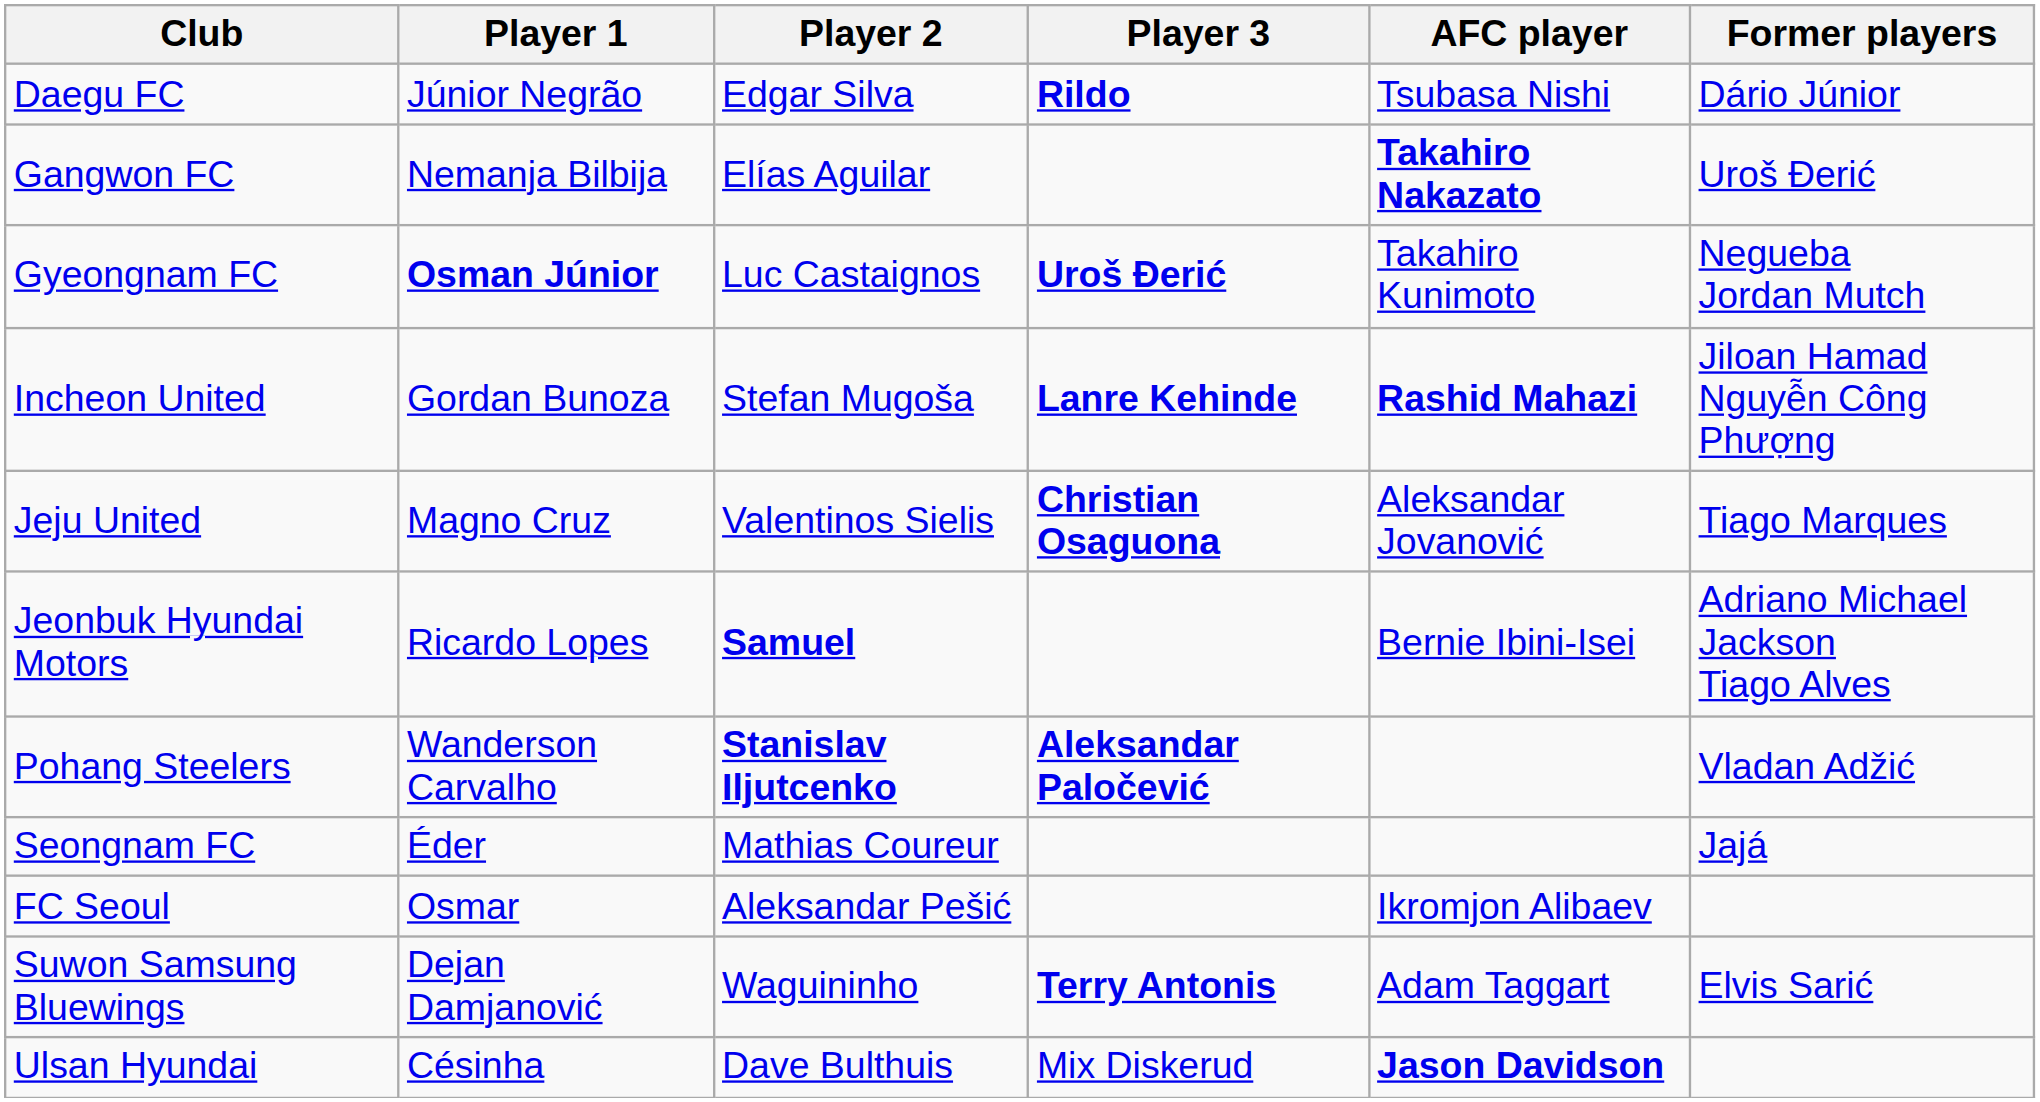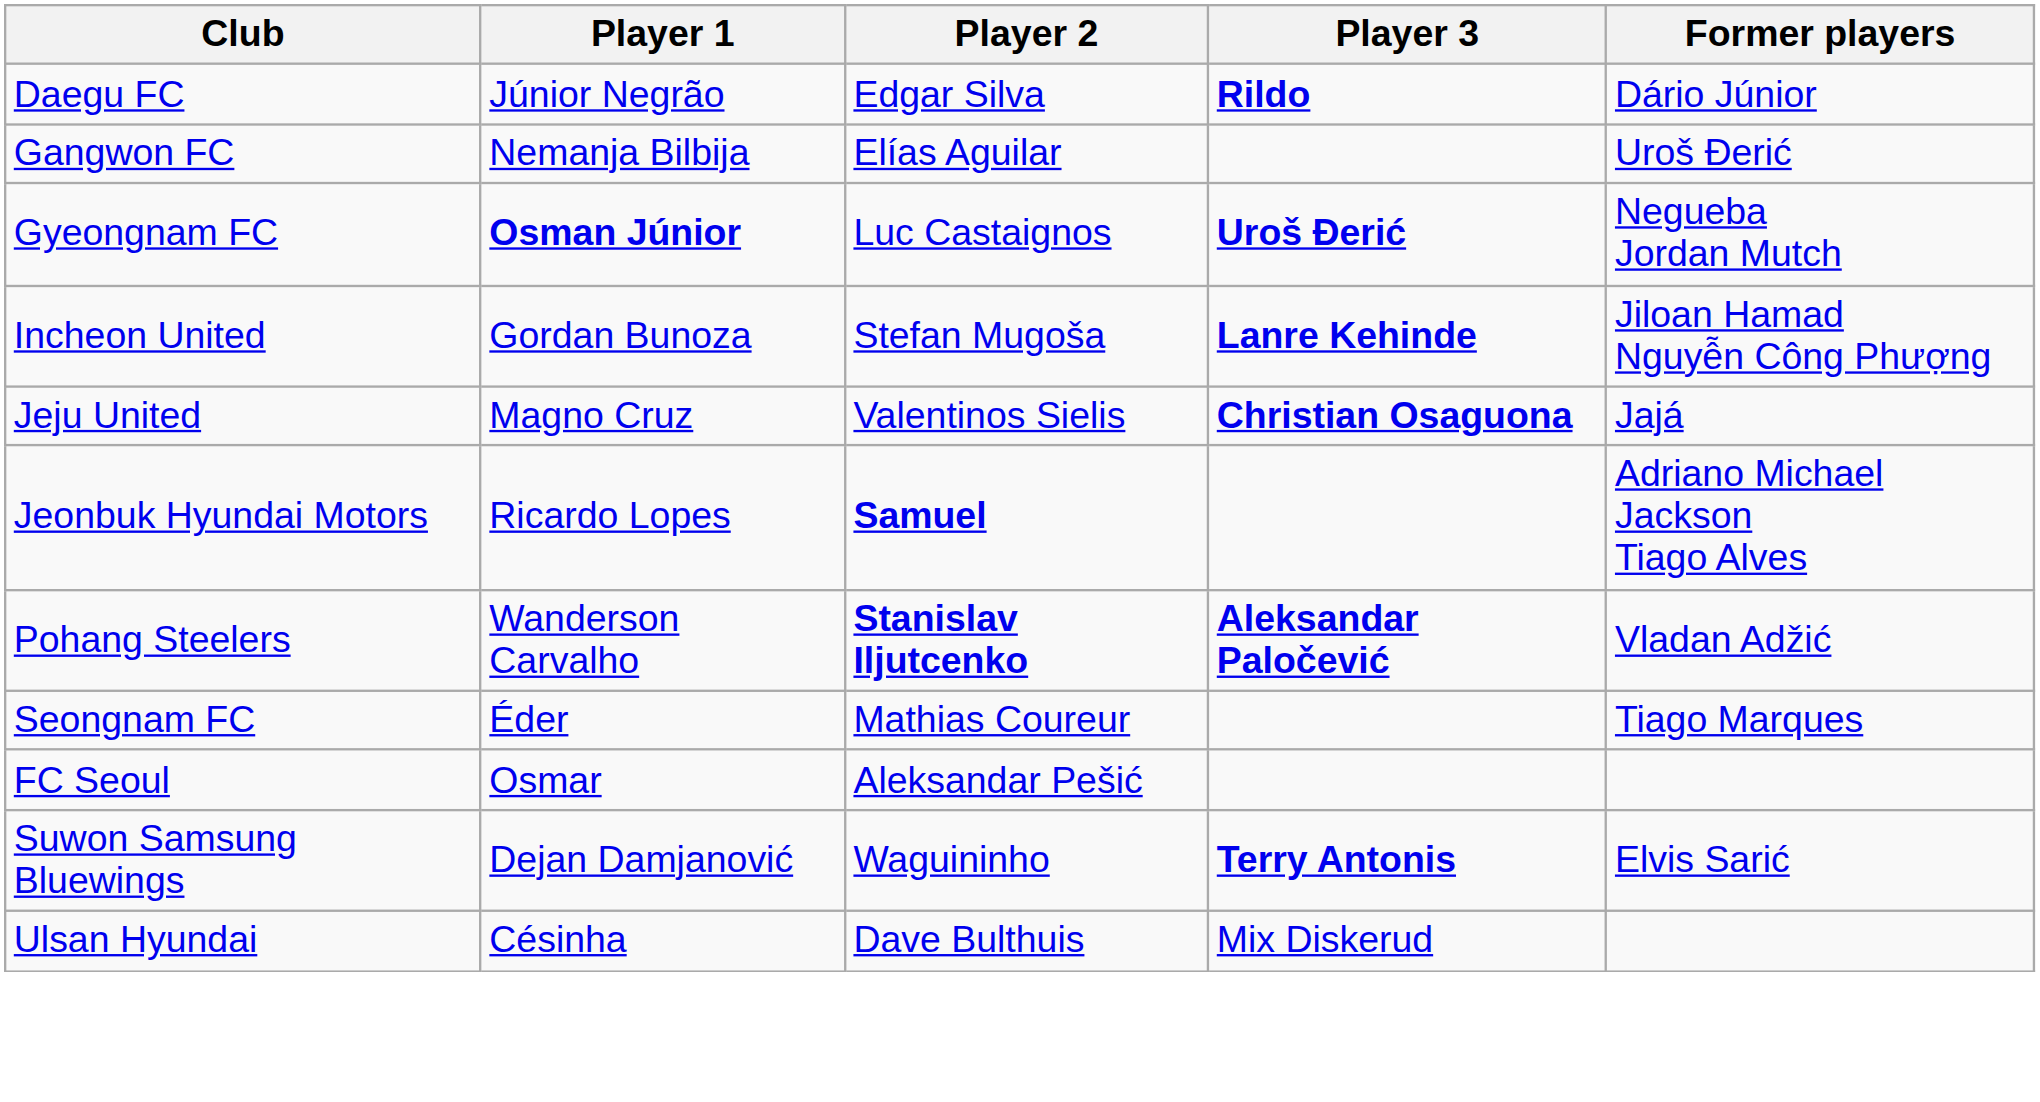- column: (1529, 34)
(1823, 520) Tiago Marques -> (1649, 415) Jajá
(1733, 846) Jajá -> (1739, 719) Tiago Marques
